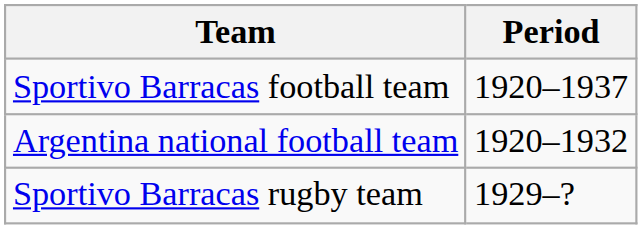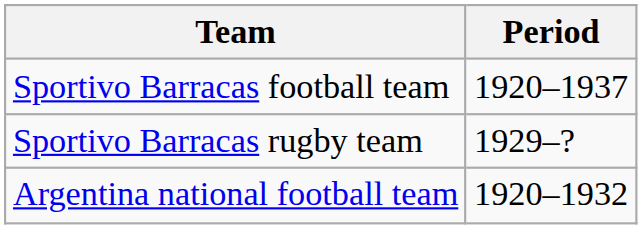rows swapped: (218, 194) <-> (236, 140)
